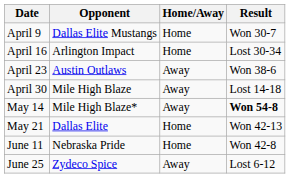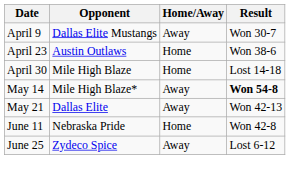(177, 32) Home -> (176, 32) Away
- row: (27, 51)
(176, 70) Away -> (177, 51) Home
(176, 88) Away -> (177, 70) Home
(177, 126) Home -> (176, 107) Away
